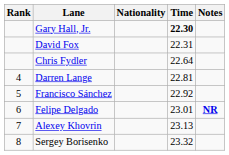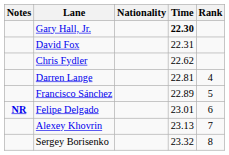columns swapped: (19, 12) <-> (210, 12)
(182, 61) 22.64 -> (182, 61) 22.62
(182, 93) 22.92 -> (182, 93) 22.89
